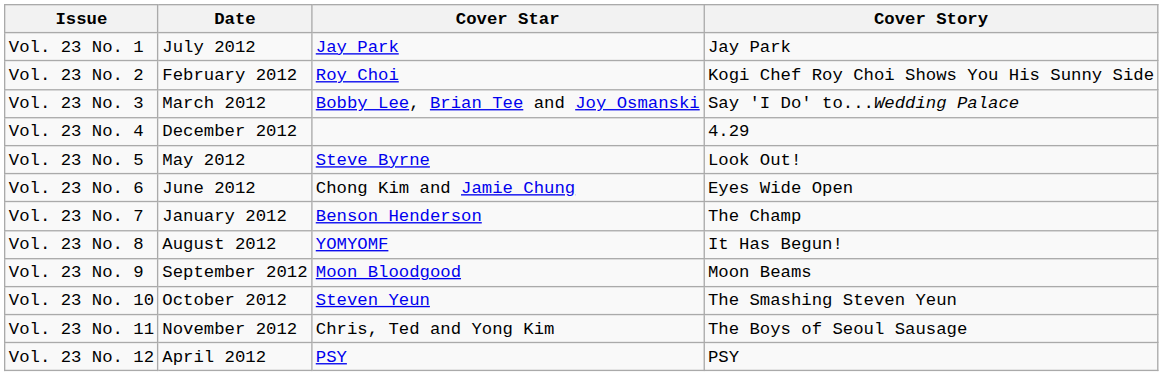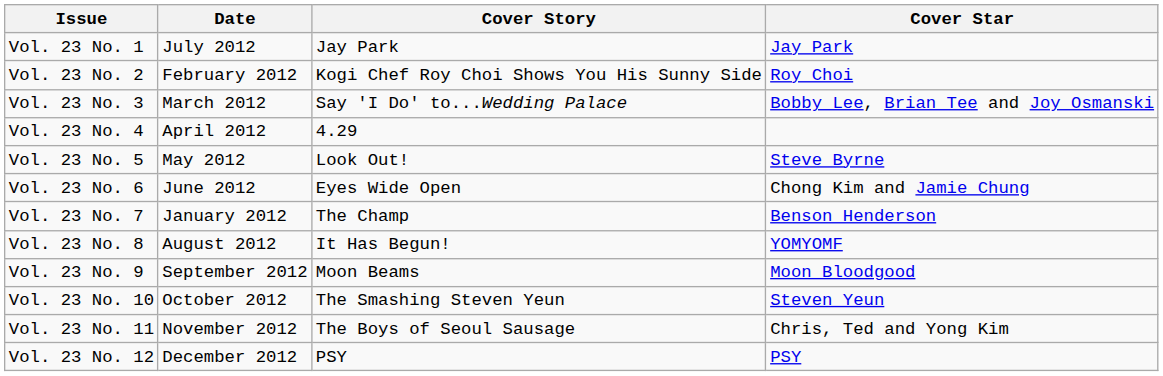columns swapped: (931, 19) <-> (508, 19)
(230, 131) December 2012 -> (214, 131) April 2012
(214, 357) April 2012 -> (230, 357) December 2012
